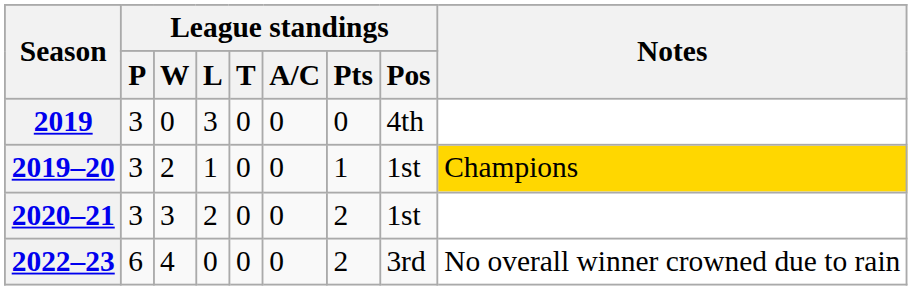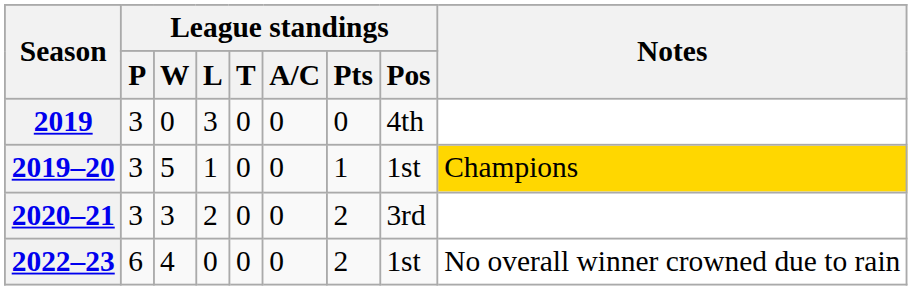(167, 167) 2 -> (167, 167) 5
(404, 214) 1st -> (406, 214) 3rd
(406, 261) 3rd -> (404, 261) 1st
